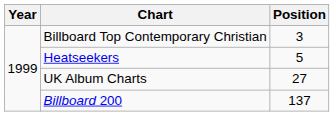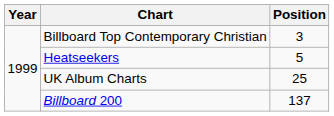(299, 79) 27 -> (299, 79) 25
